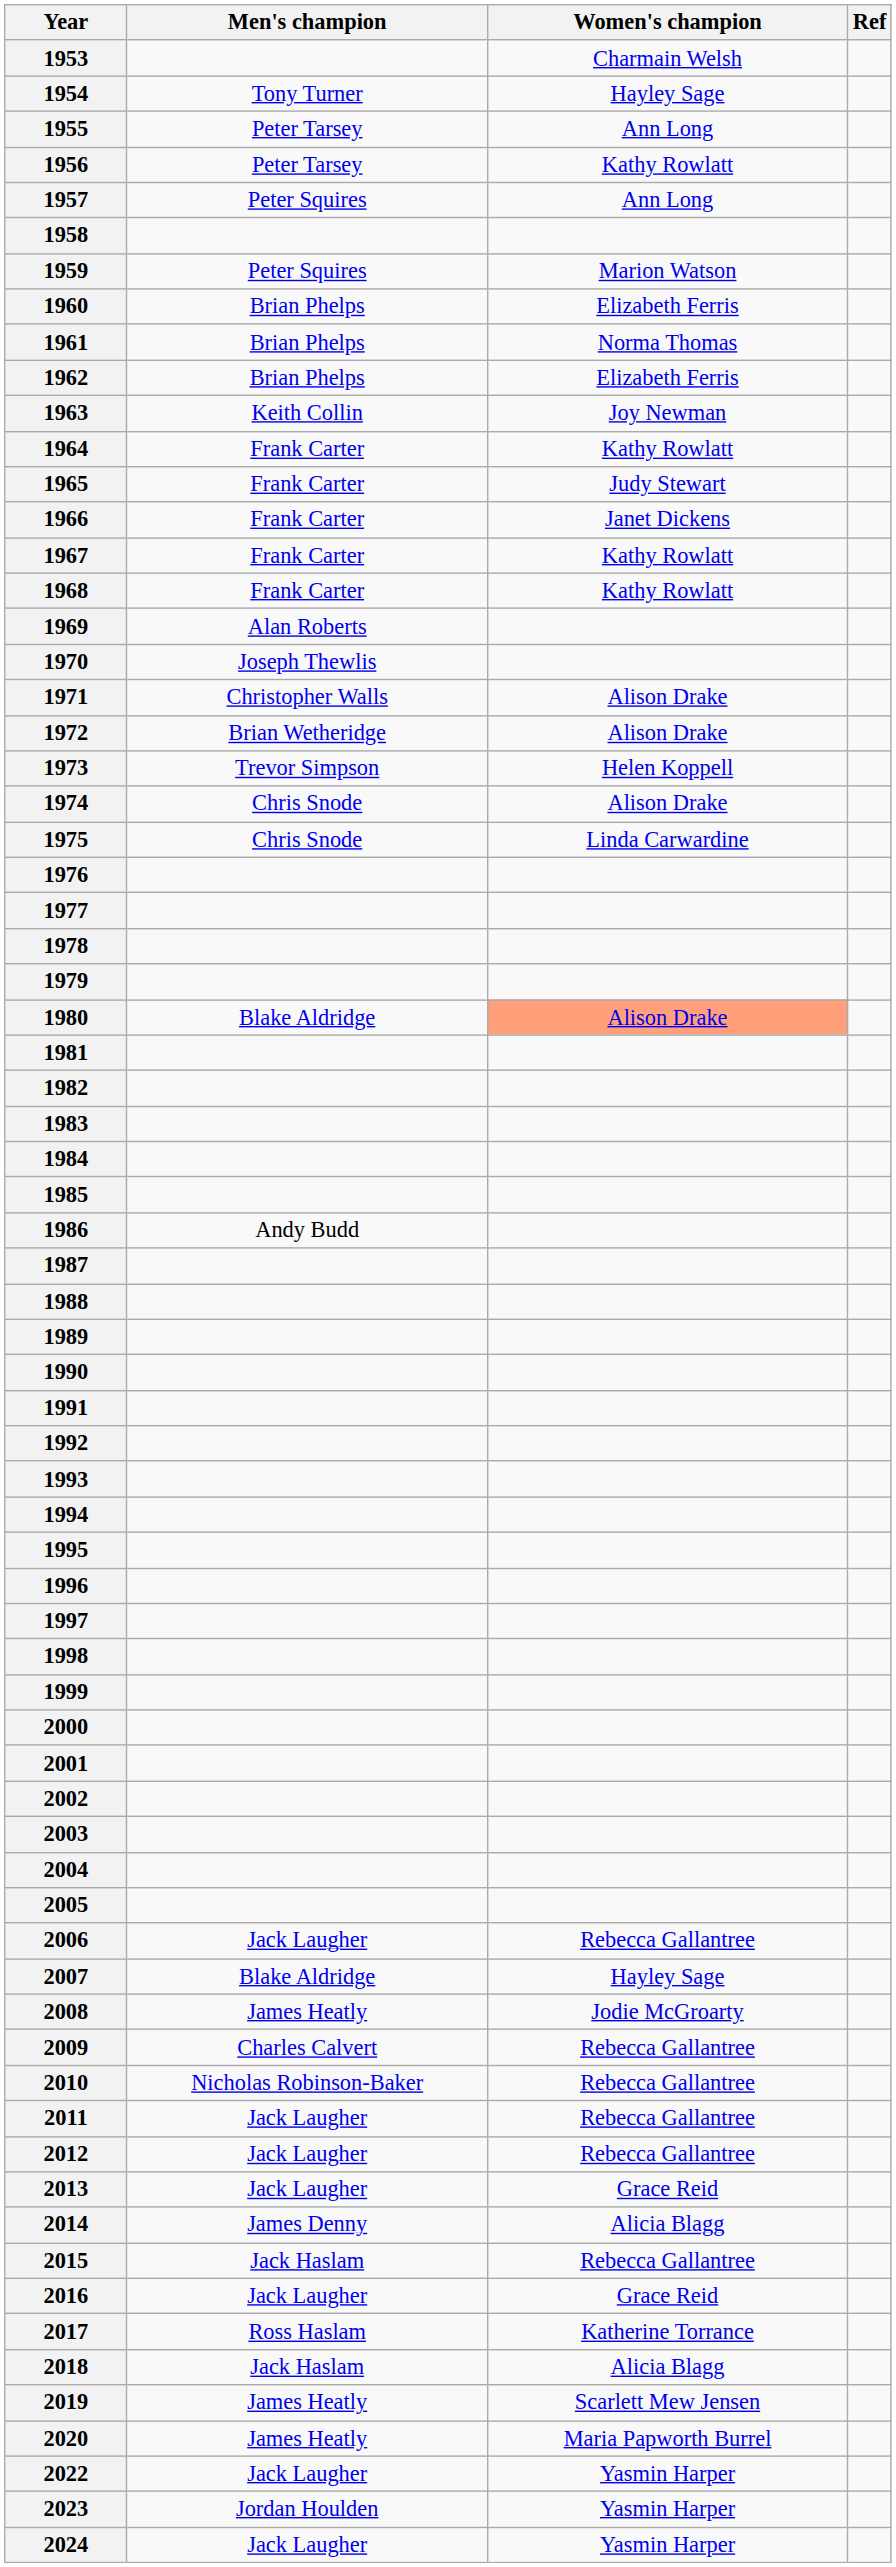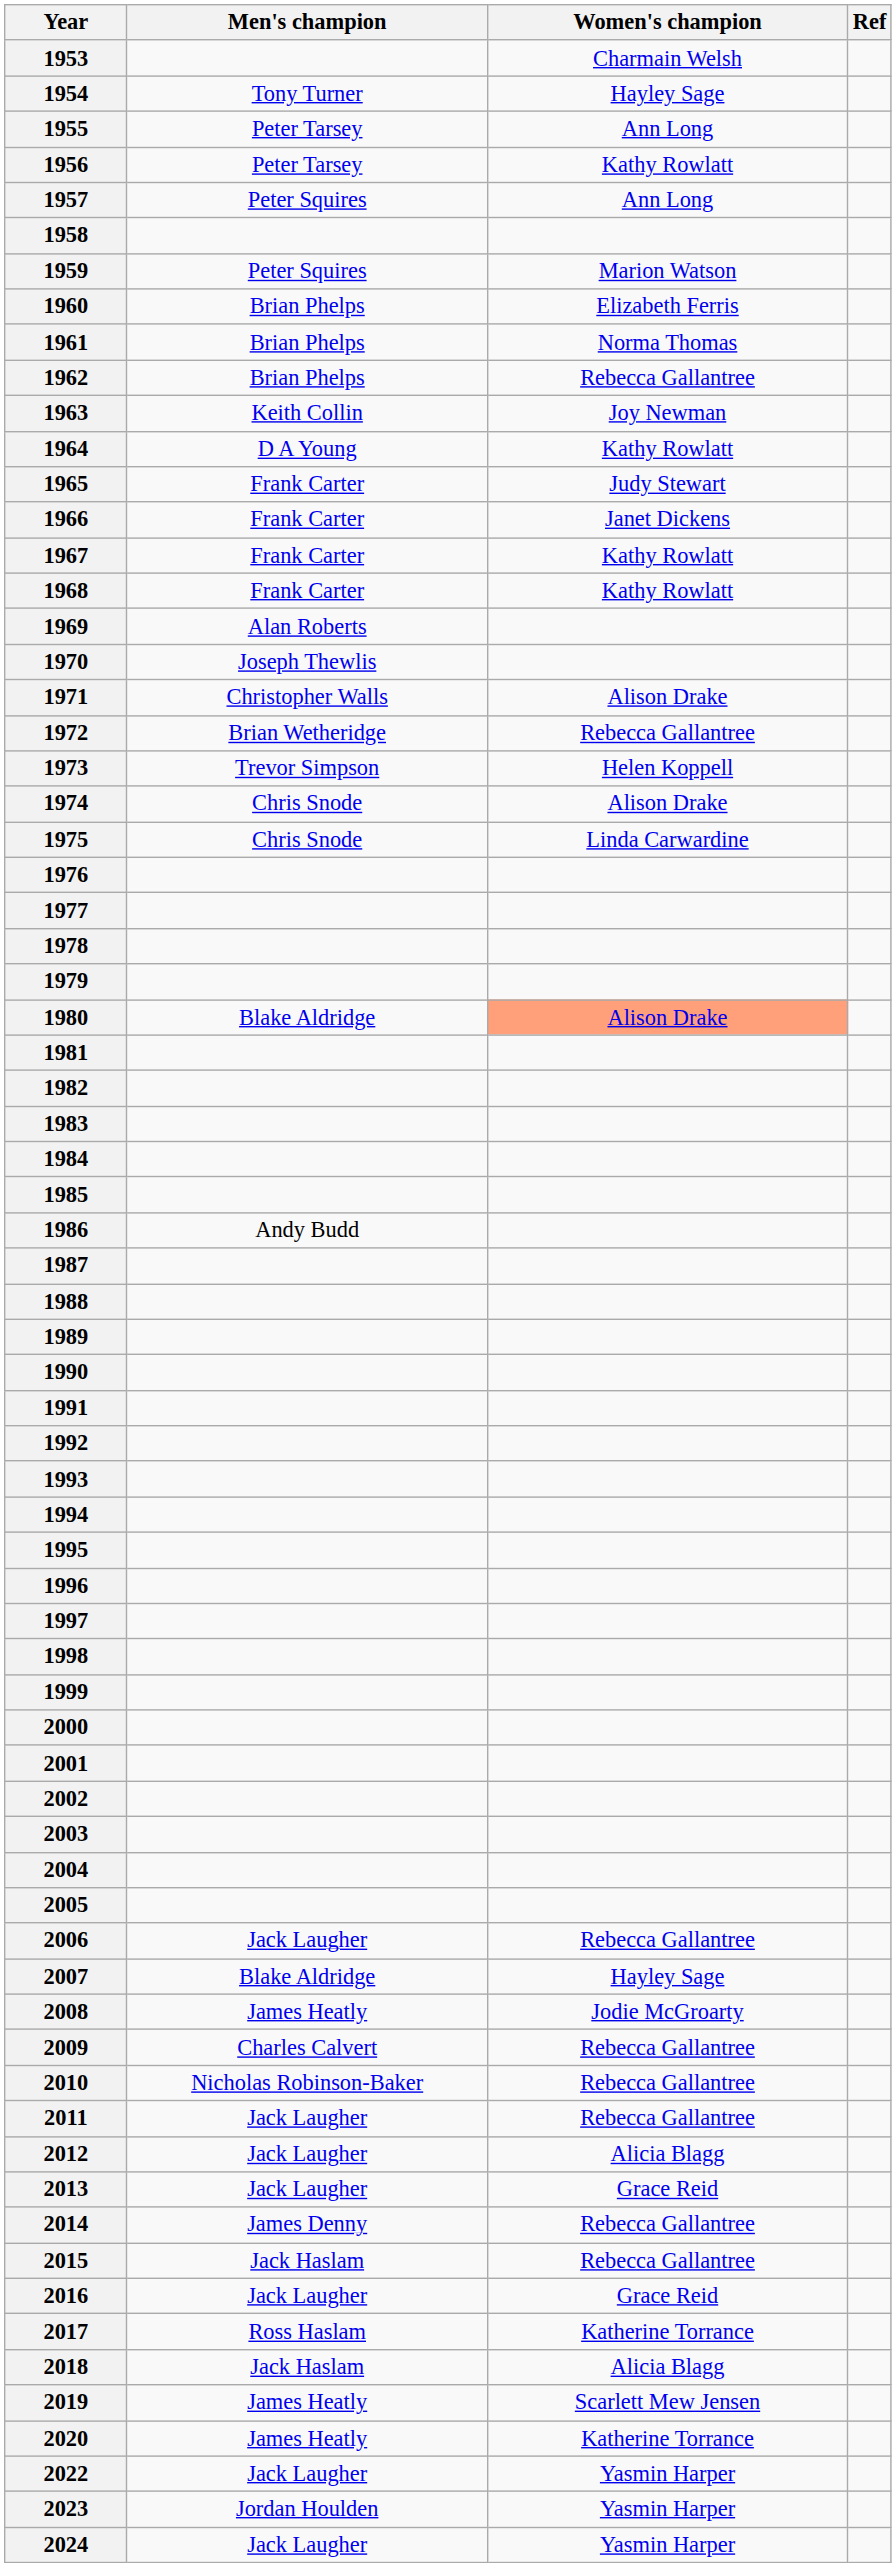(668, 377) Elizabeth Ferris -> (668, 377) Rebecca Gallantree
(307, 448) Frank Carter -> (307, 448) D A Young
(668, 732) Alison Drake -> (668, 732) Rebecca Gallantree
(668, 2153) Rebecca Gallantree -> (668, 2153) Alicia Blagg
(668, 2224) Alicia Blagg -> (668, 2224) Rebecca Gallantree
(668, 2437) Maria Papworth Burrel -> (668, 2437) Katherine Torrance
